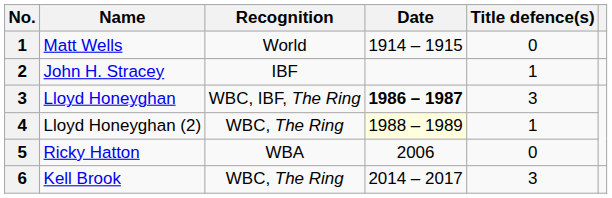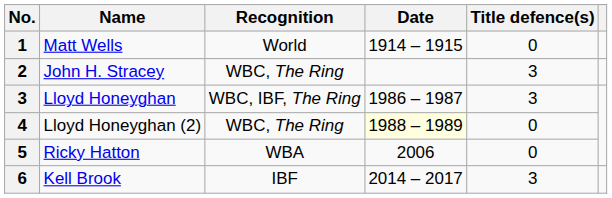(285, 71) IBF -> (285, 71) WBC, The Ring
(533, 71) 1 -> (533, 71) 3
(416, 98) bold -> (416, 98) normal
(533, 125) 1 -> (533, 125) 0
(285, 179) WBC, The Ring -> (285, 179) IBF
